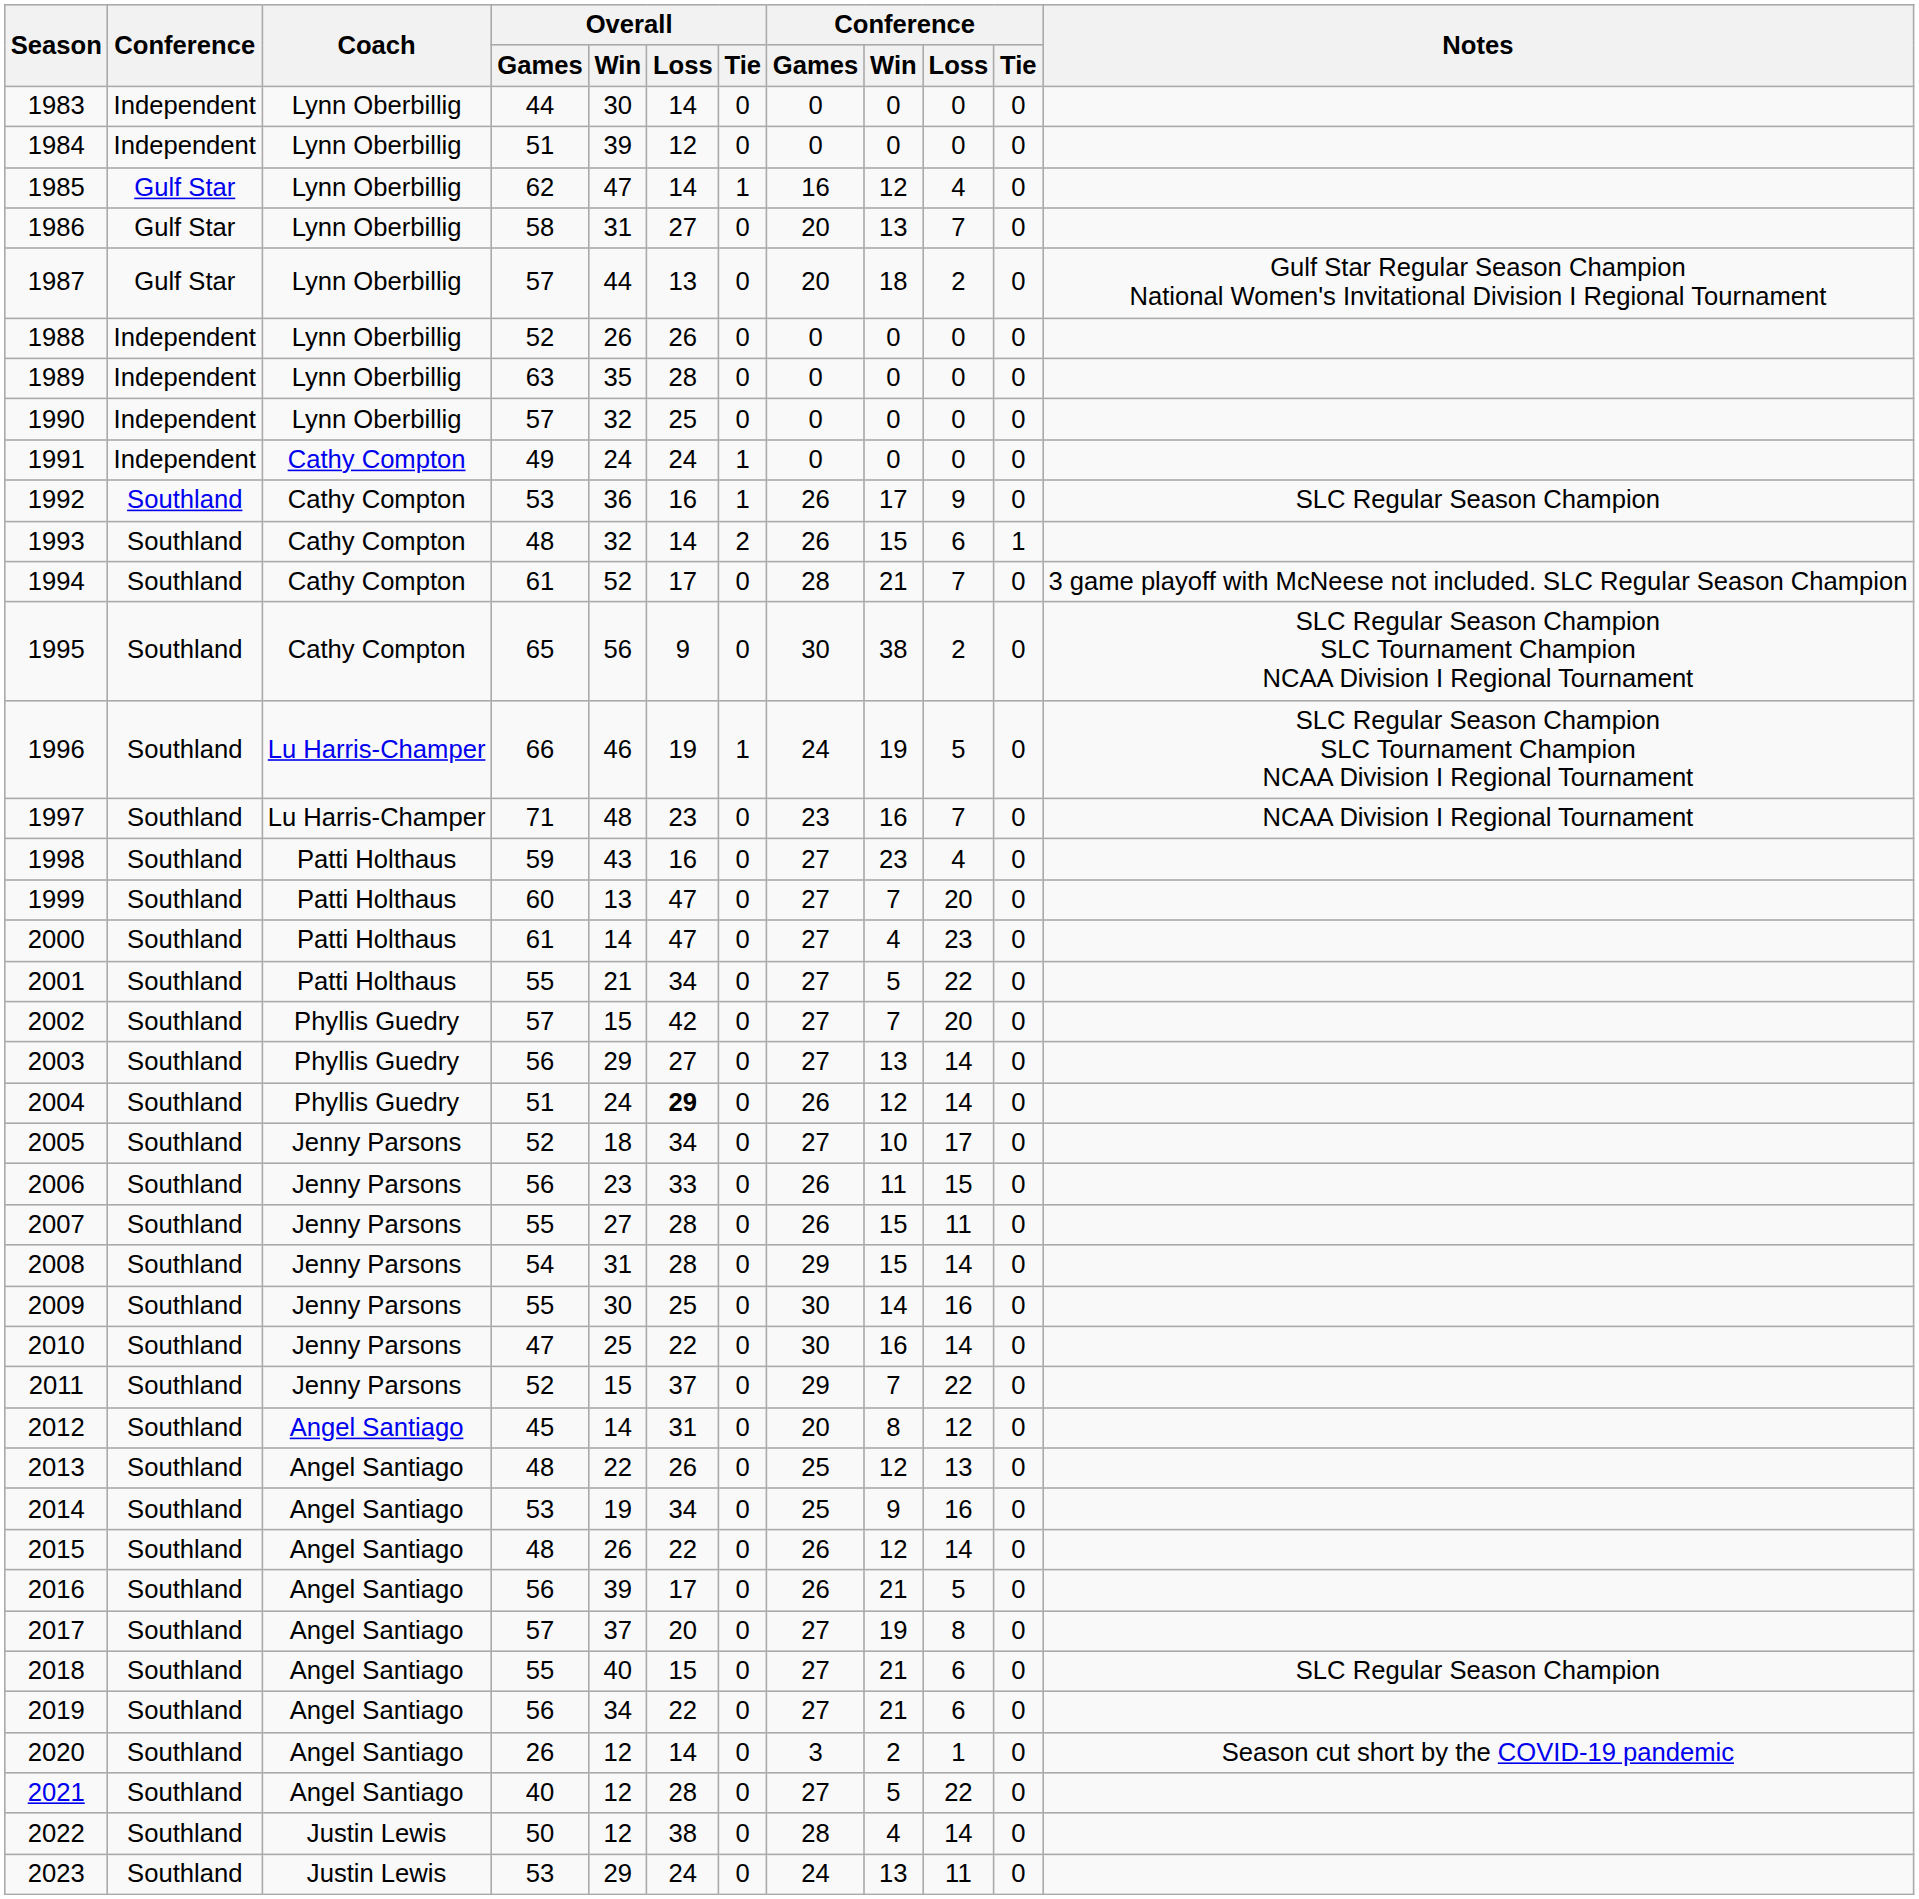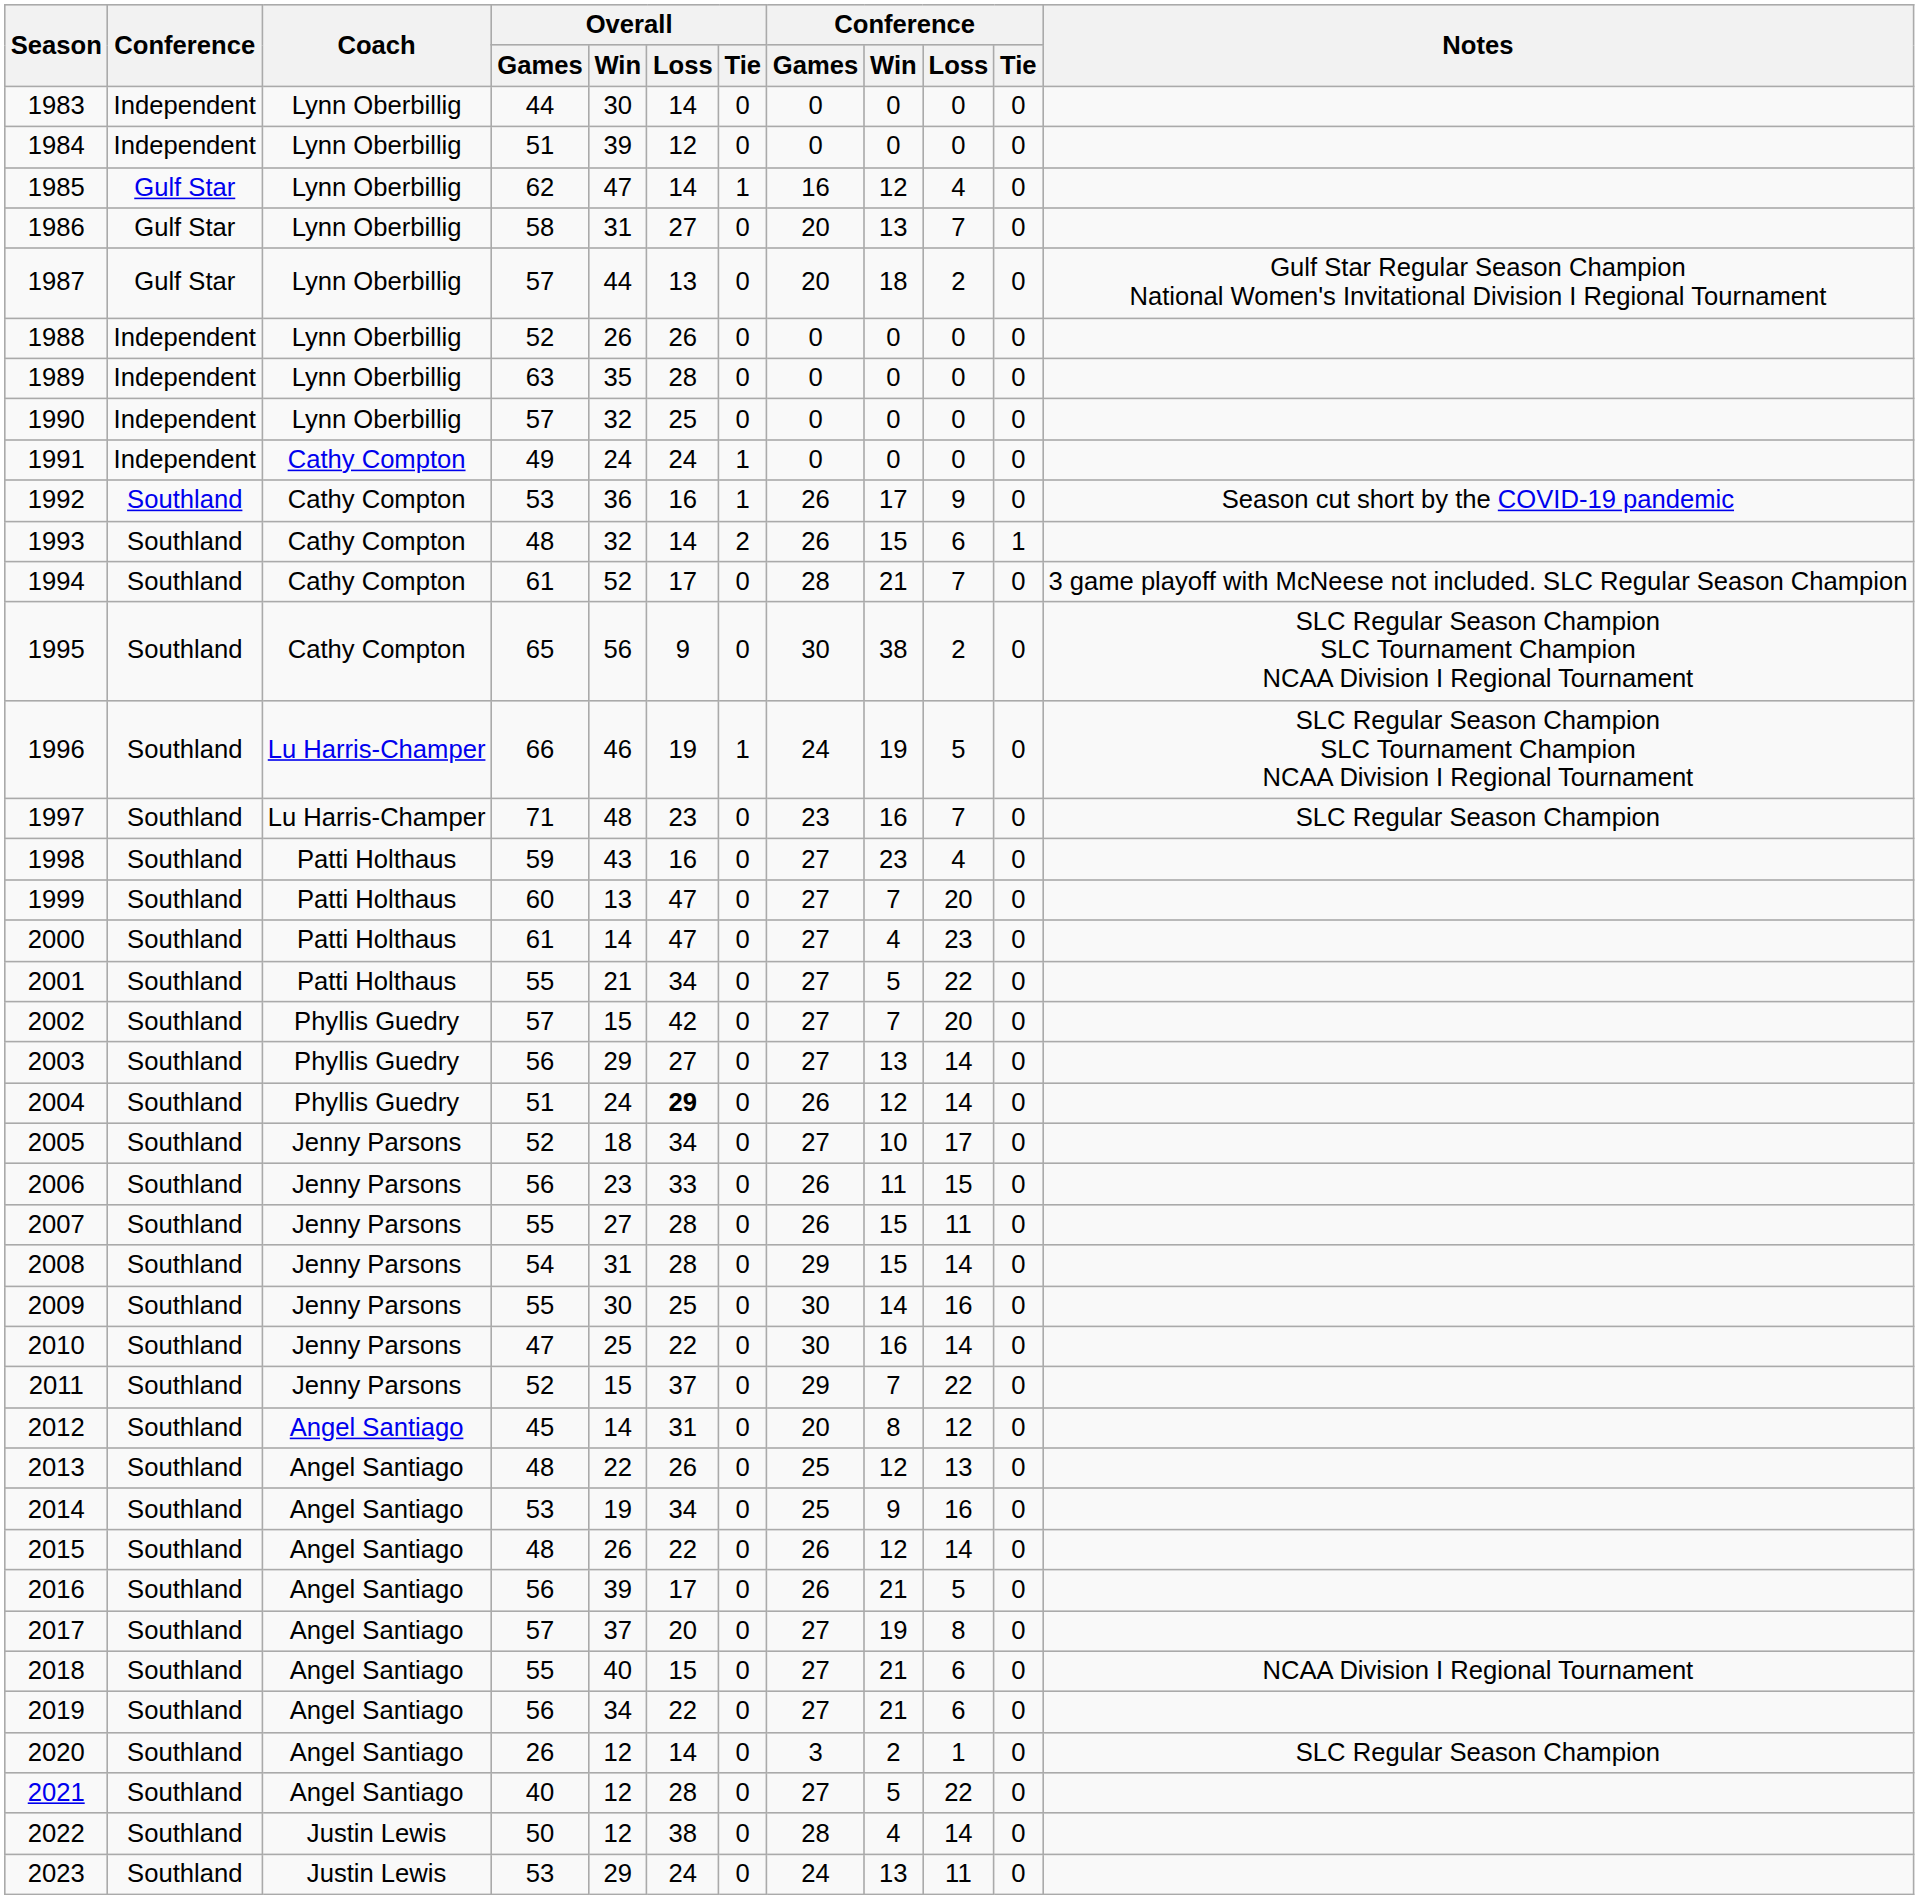(1478, 500) SLC Regular Season Champion -> (1478, 500) Season cut short by the COVID-19 pandemic
(1478, 818) NCAA Division I Regional Tournament -> (1478, 818) SLC Regular Season Champion
(1478, 1670) SLC Regular Season Champion -> (1478, 1670) NCAA Division I Regional Tournament
(1478, 1752) Season cut short by the COVID-19 pandemic -> (1478, 1752) SLC Regular Season Champion
